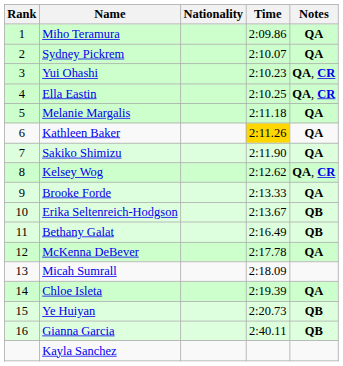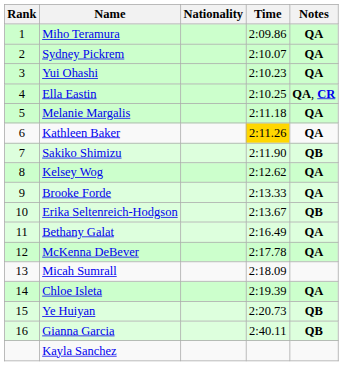(314, 73) QA, CR -> (314, 73) QA
(314, 152) QA -> (314, 152) QB
(314, 172) QA, CR -> (314, 172) QA
(314, 232) QB -> (314, 232) QA
